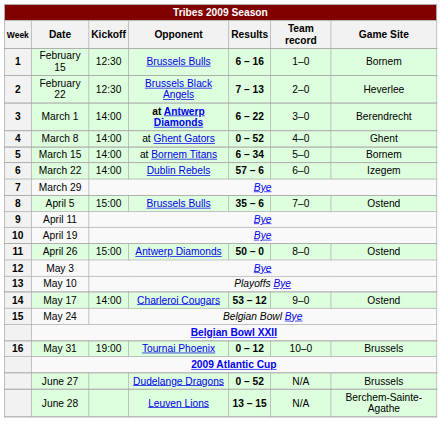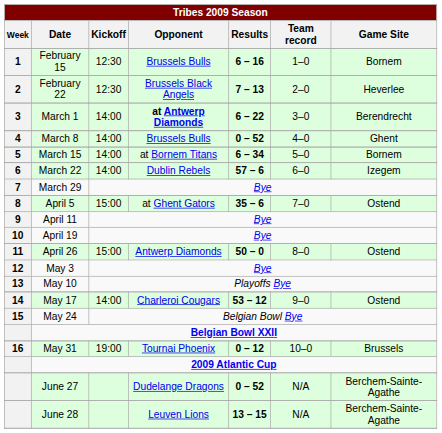(179, 139) at Ghent Gators -> (179, 139) Brussels Bulls
(179, 204) Brussels Bulls -> (179, 204) at Ghent Gators
(384, 381) Brussels -> (384, 387) Berchem-Sainte-Agathe
